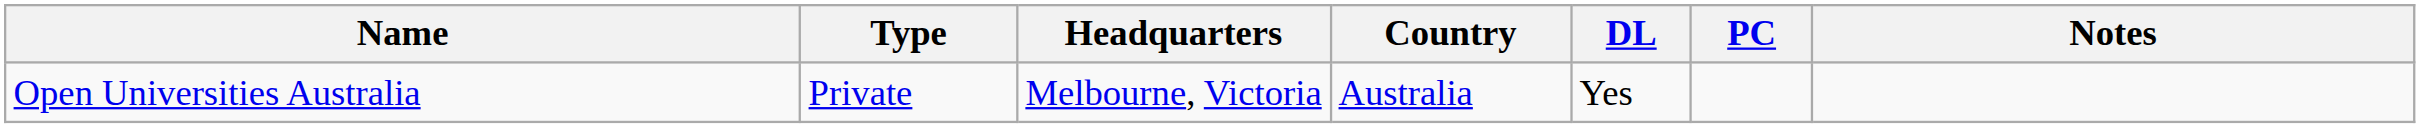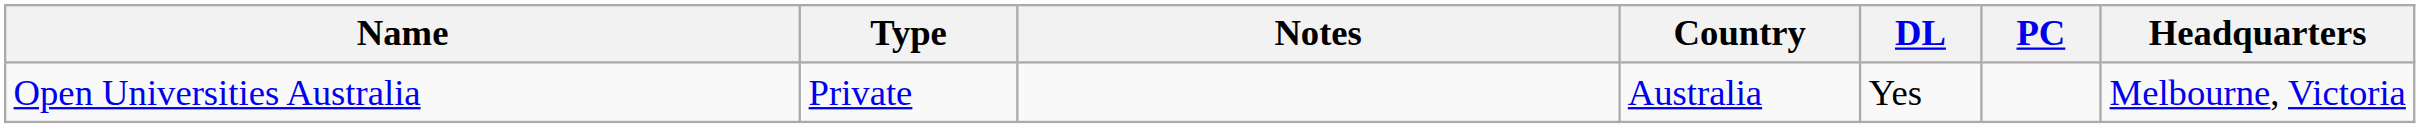columns swapped: (1173, 33) <-> (2113, 33)
